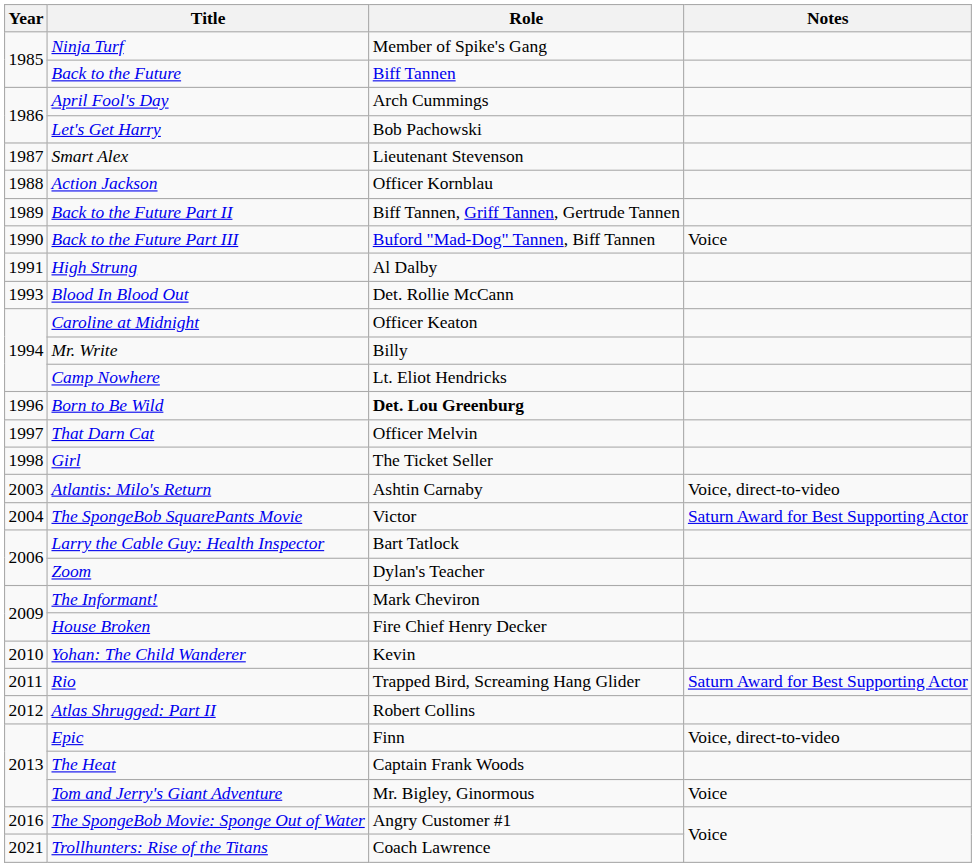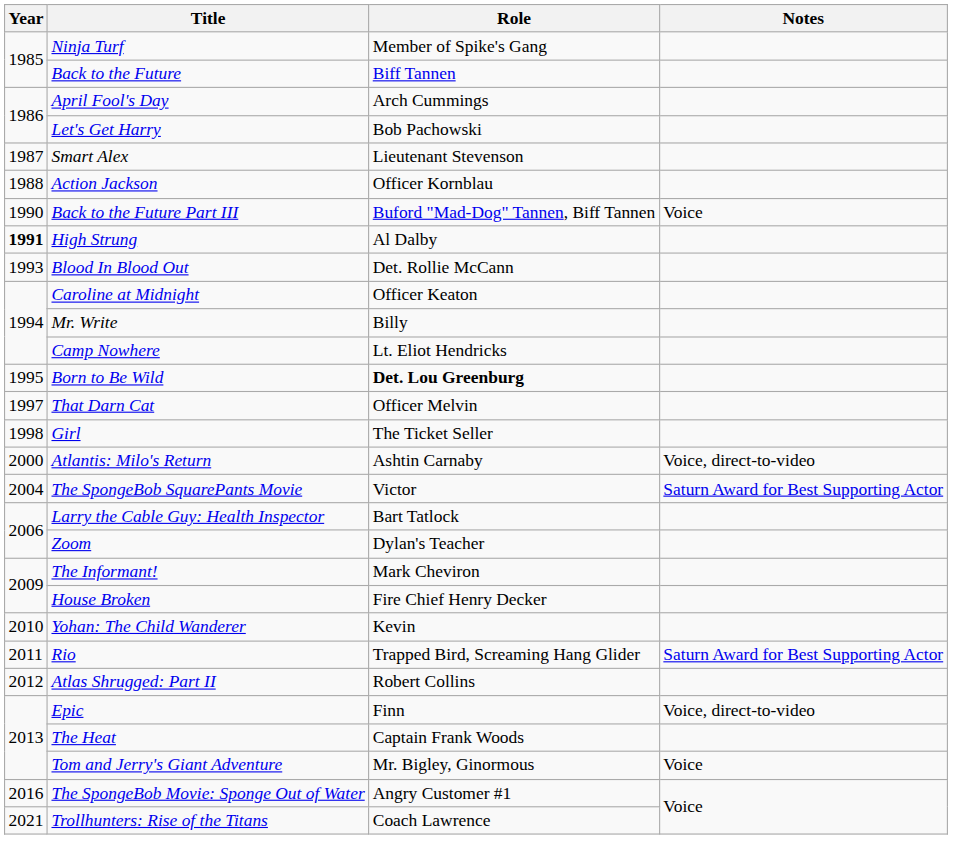- row: (142, 211)
(26, 267) normal -> (26, 239) bold
(26, 405) 1996 -> (26, 377) 1995
(26, 488) 2003 -> (26, 460) 2000
